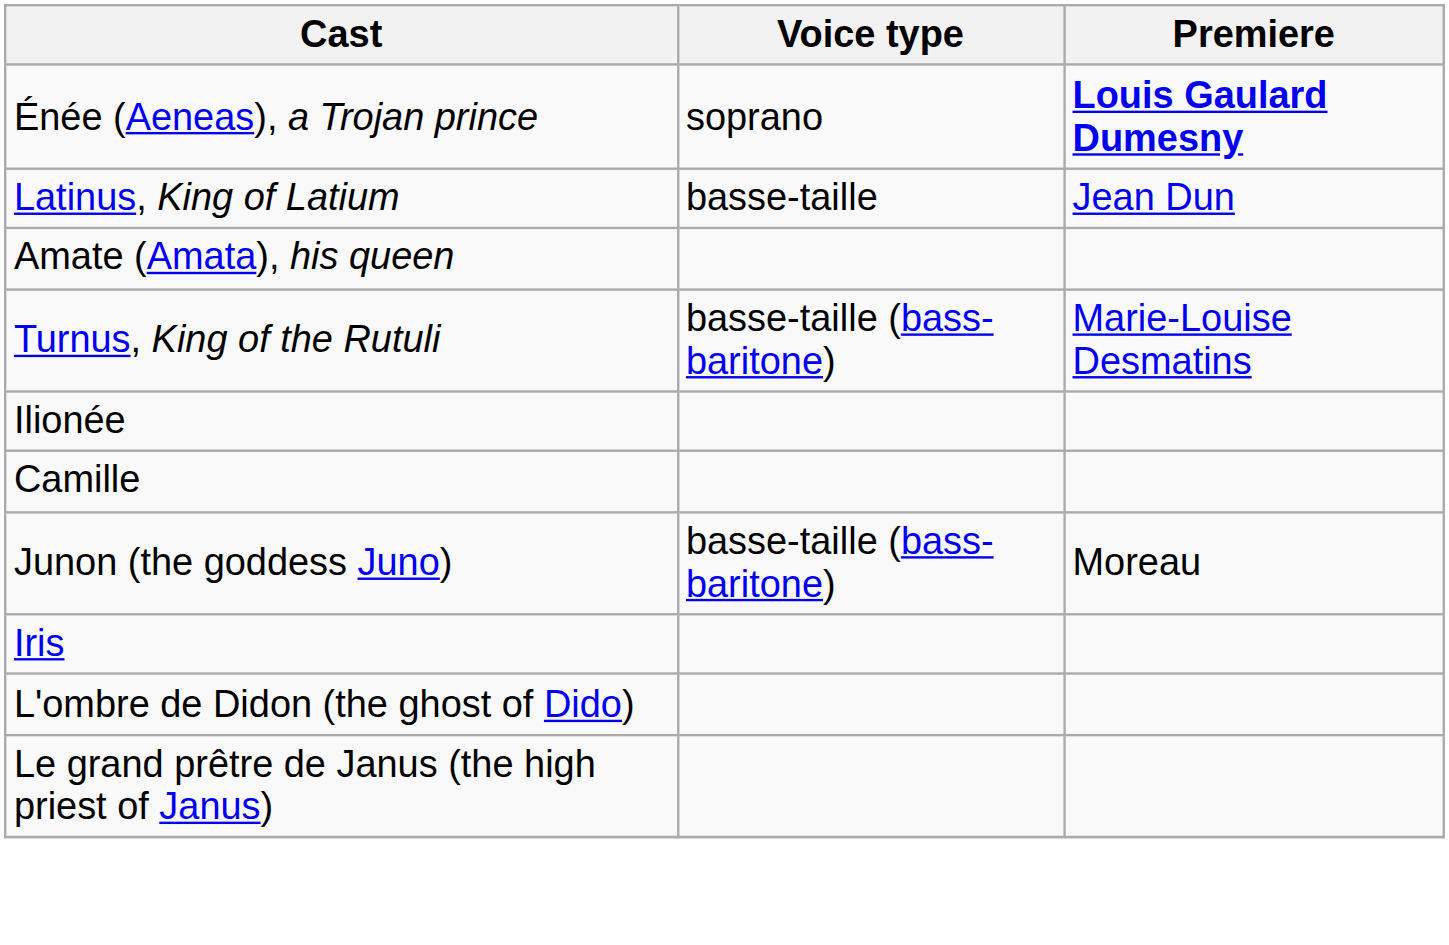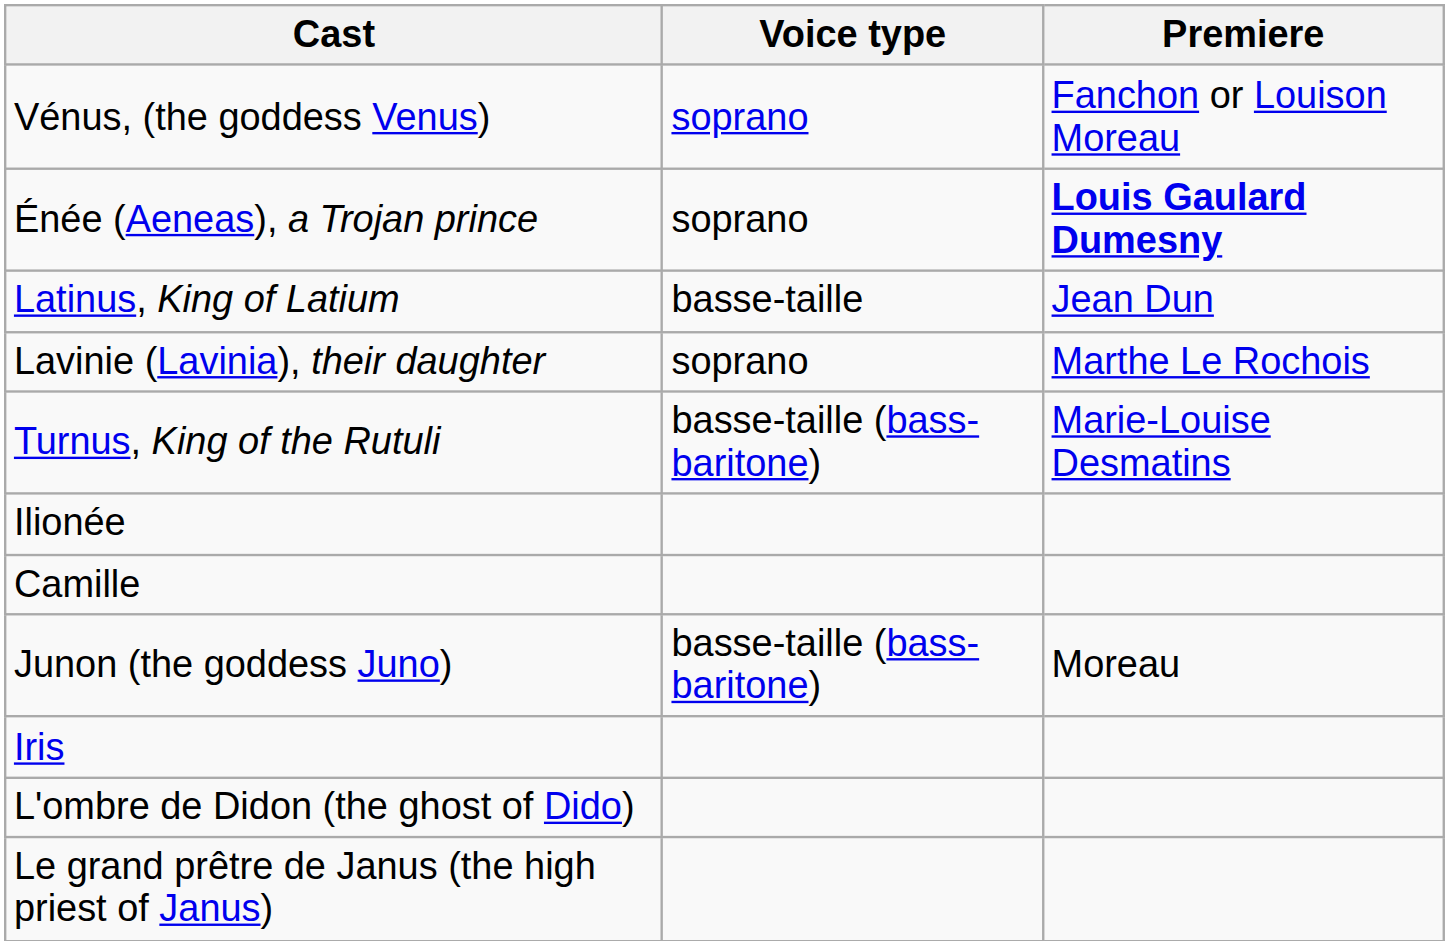+ row: (252, 116)
- row: (234, 257)
+ row: (280, 360)
